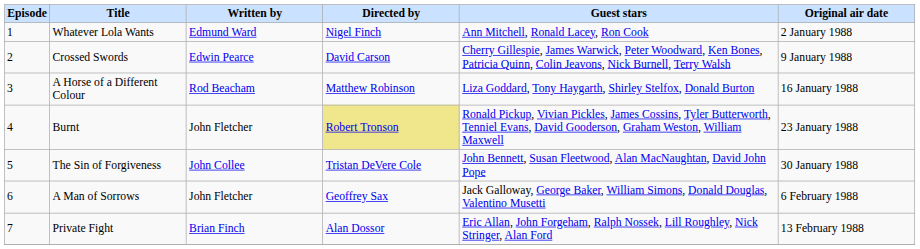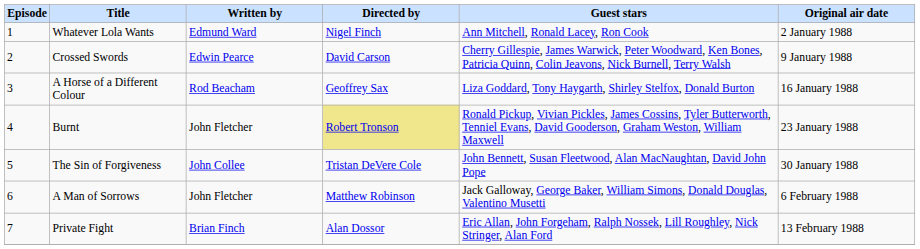(370, 89) Matthew Robinson -> (357, 89) Geoffrey Sax
(357, 197) Geoffrey Sax -> (370, 197) Matthew Robinson
